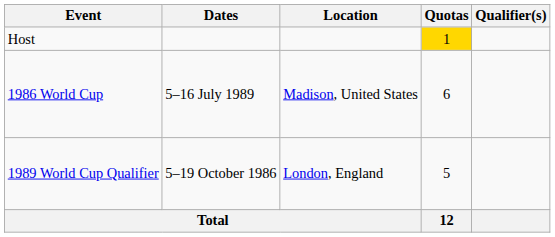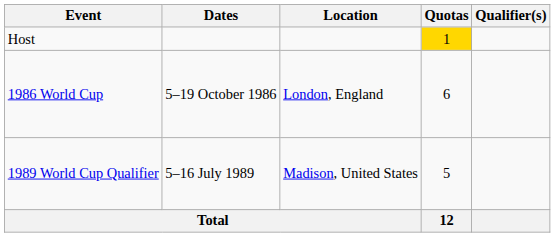(210, 93) 5–16 July 1989 -> (221, 93) 5–19 October 1986
(351, 93) Madison, United States -> (333, 93) London, England
(221, 173) 5–19 October 1986 -> (210, 173) 5–16 July 1989
(333, 173) London, England -> (351, 173) Madison, United States
